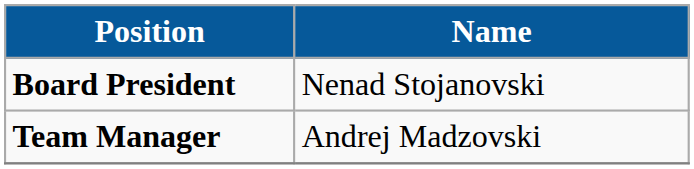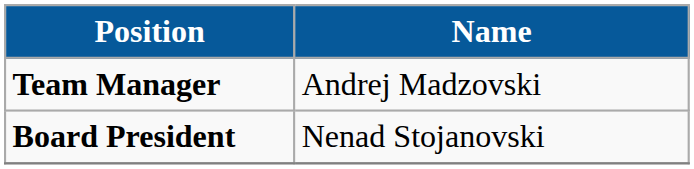rows swapped: (124, 84) <-> (116, 136)
